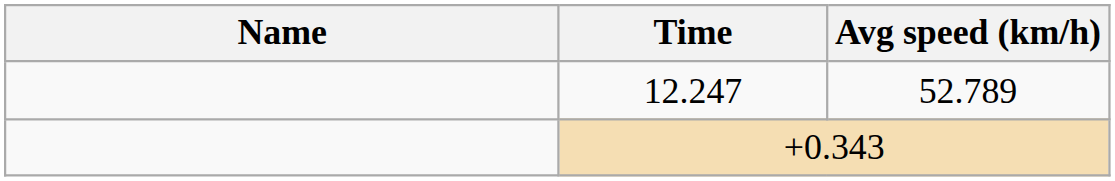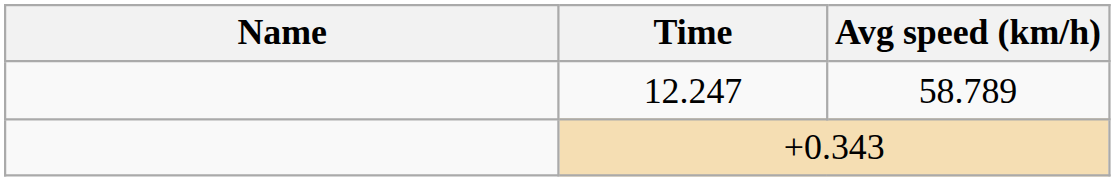(968, 89) 52.789 -> (968, 89) 58.789
